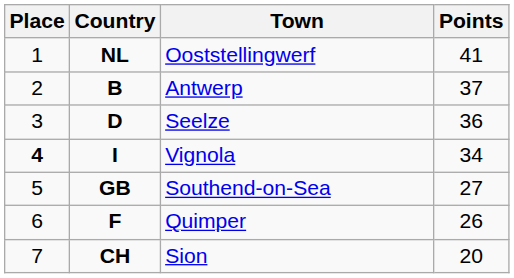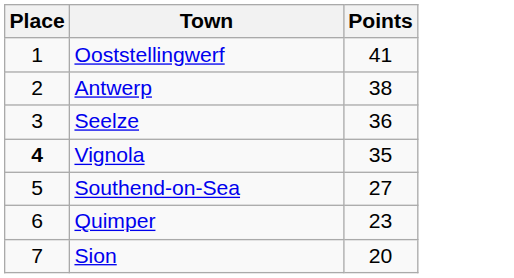- column: (115, 21)
(471, 88) 37 -> (380, 88) 38
(471, 155) 34 -> (380, 155) 35
(471, 222) 26 -> (380, 222) 23
